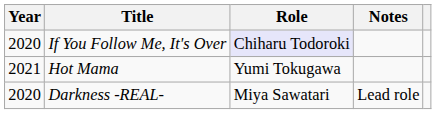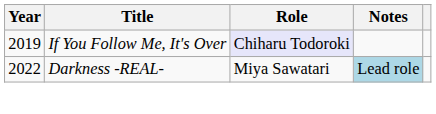(25, 43) 2020 -> (25, 43) 2019
- row: (84, 69)
(25, 95) 2020 -> (25, 69) 2022
(388, 95) no background -> (388, 69) lightblue background
